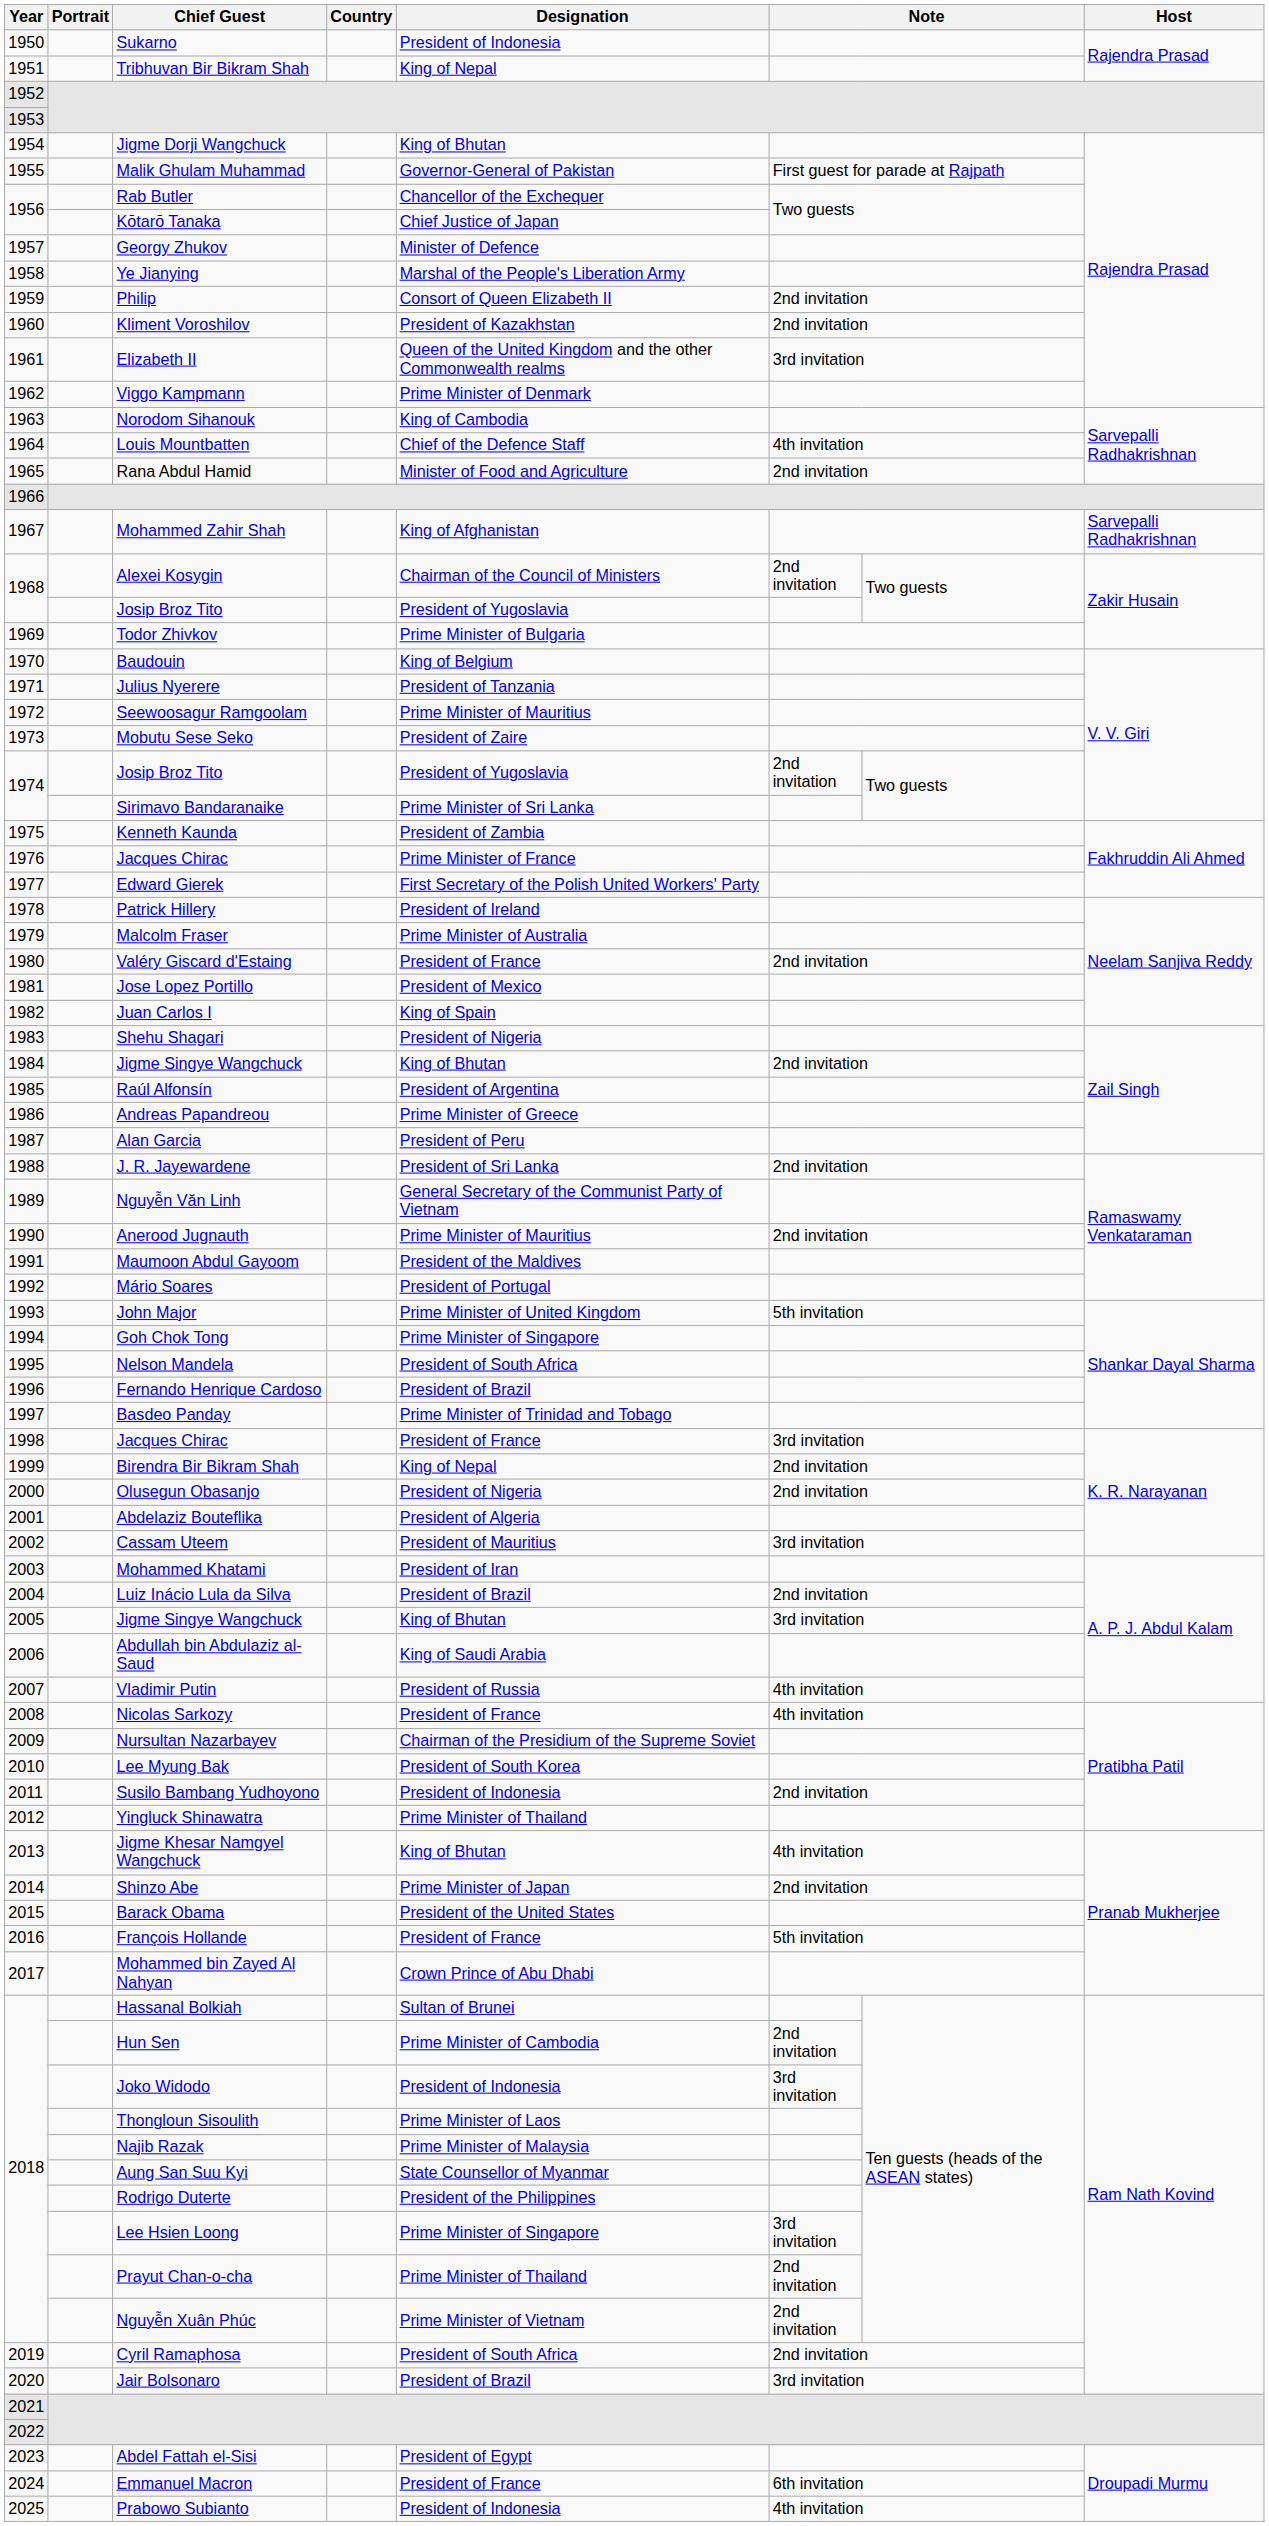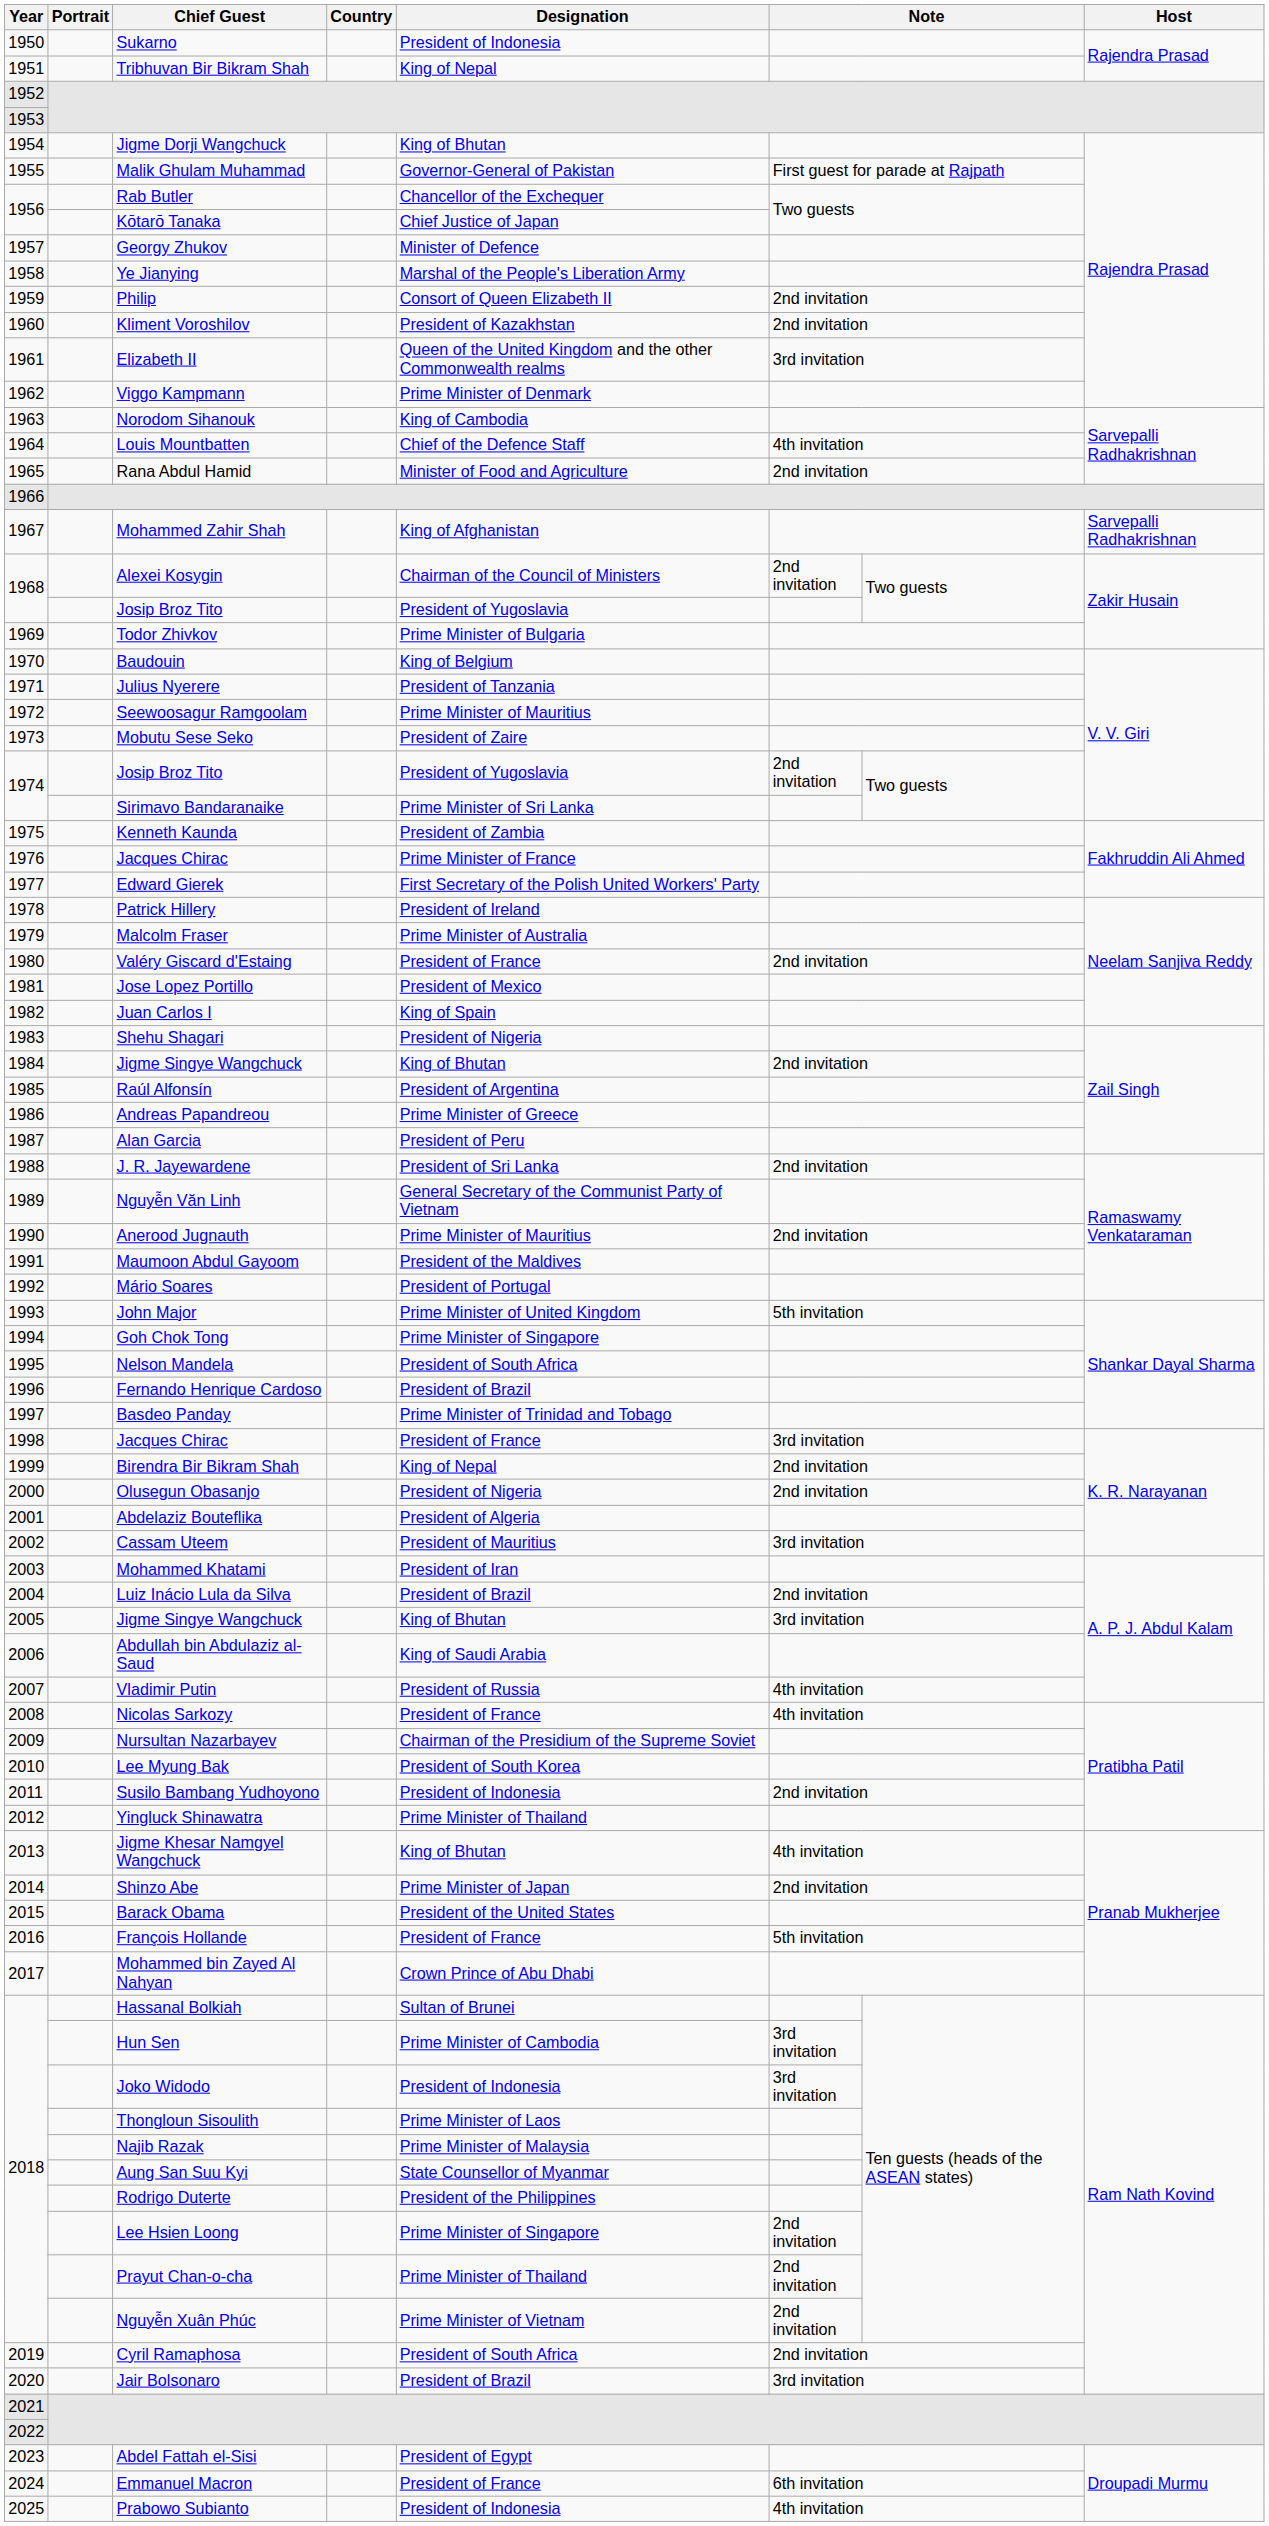(805, 2042) 2nd invitation -> (805, 2042) 3rd invitation
(805, 2232) 3rd invitation -> (805, 2232) 2nd invitation
